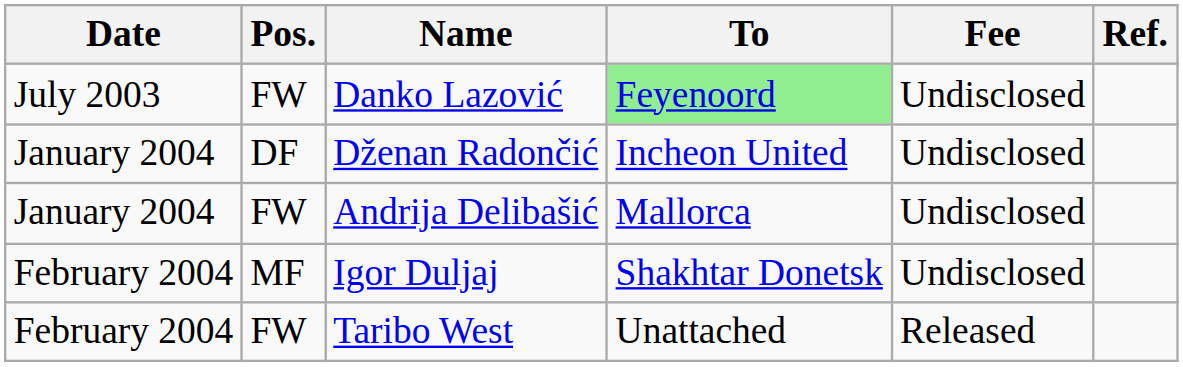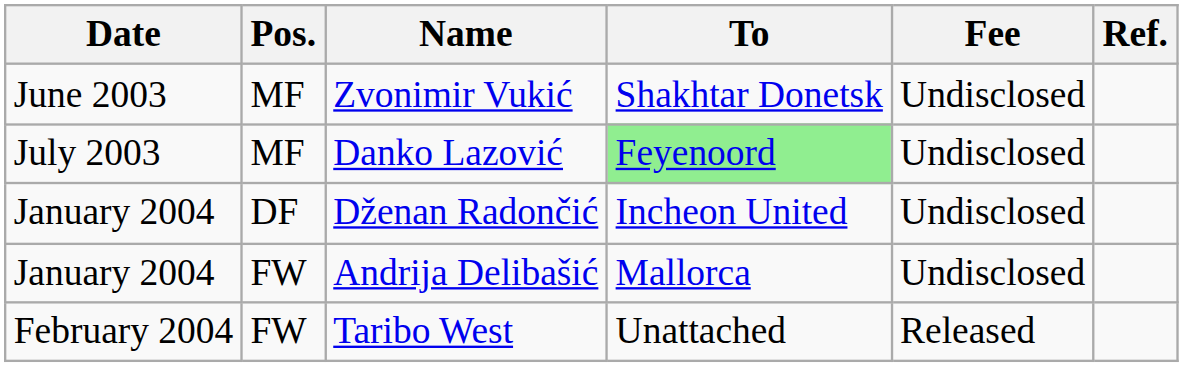+ row: (453, 93)
(279, 93) FW -> (278, 152) MF
- row: (416, 271)
